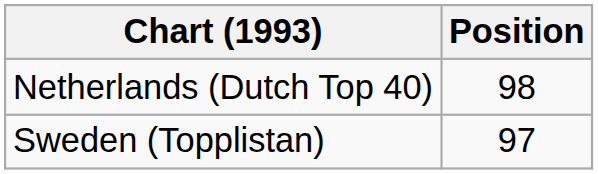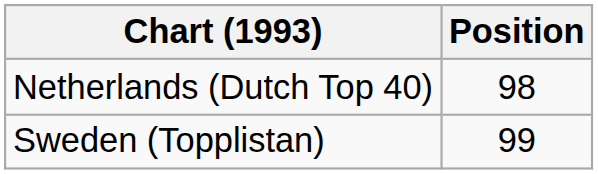(517, 140) 97 -> (517, 140) 99
